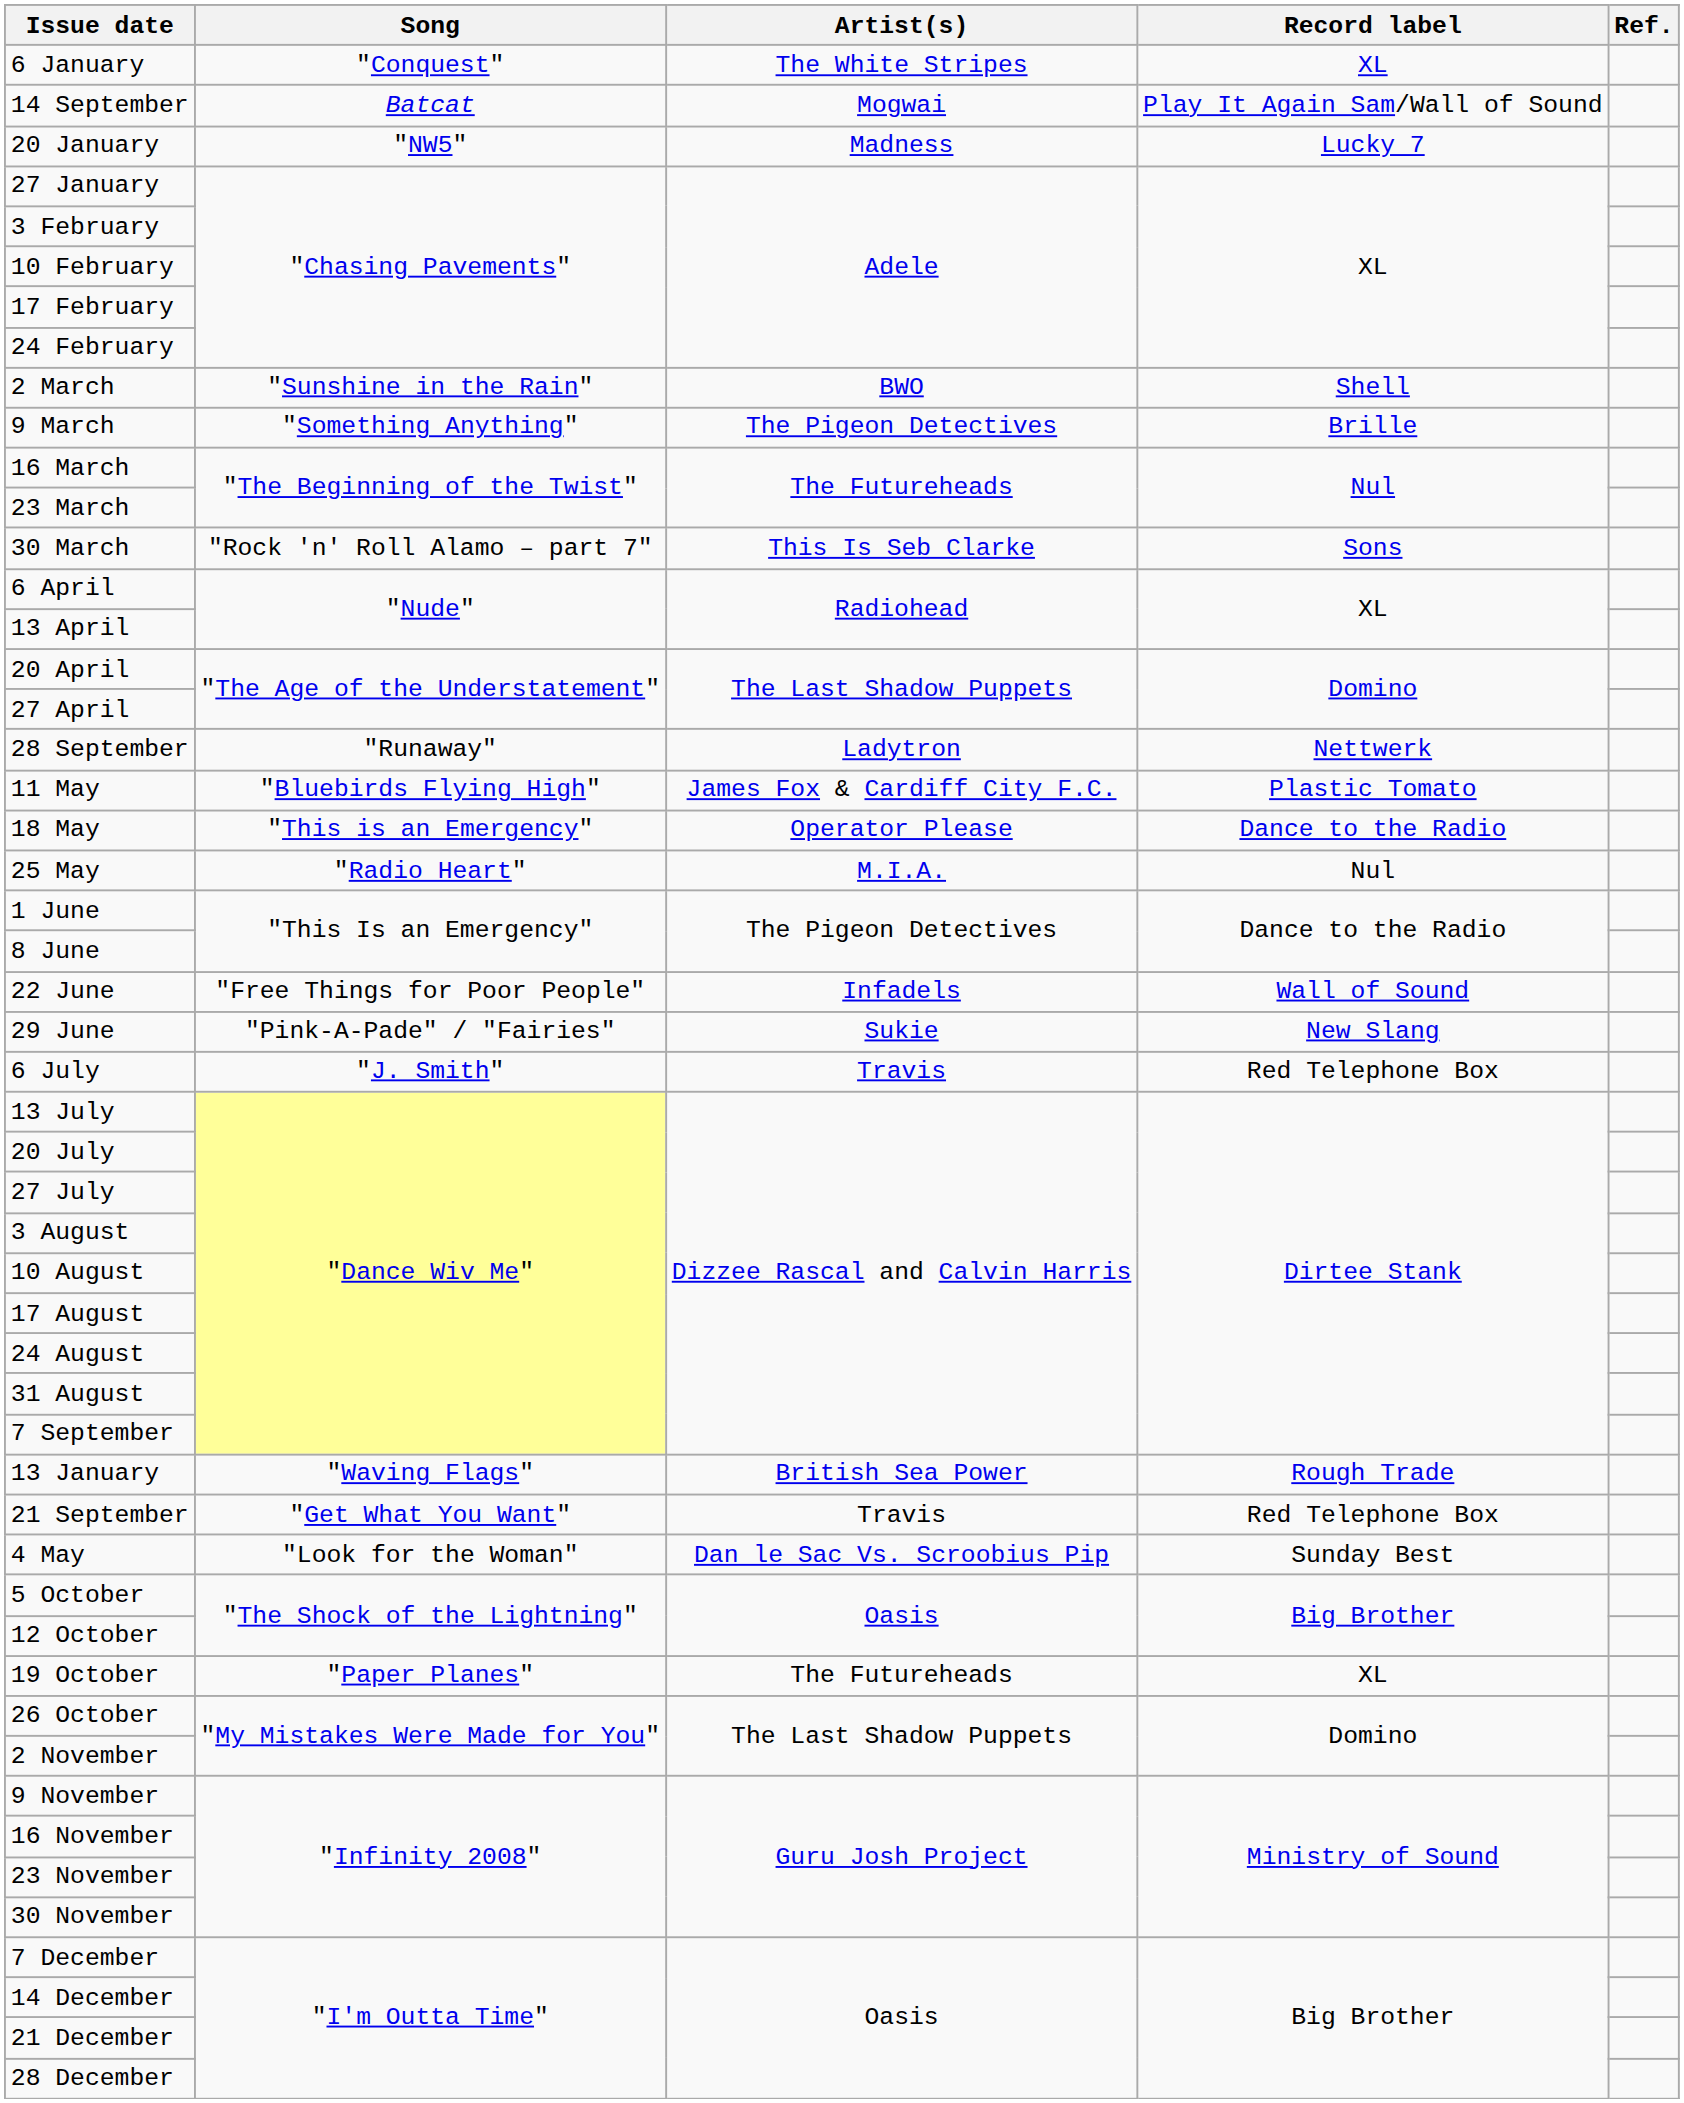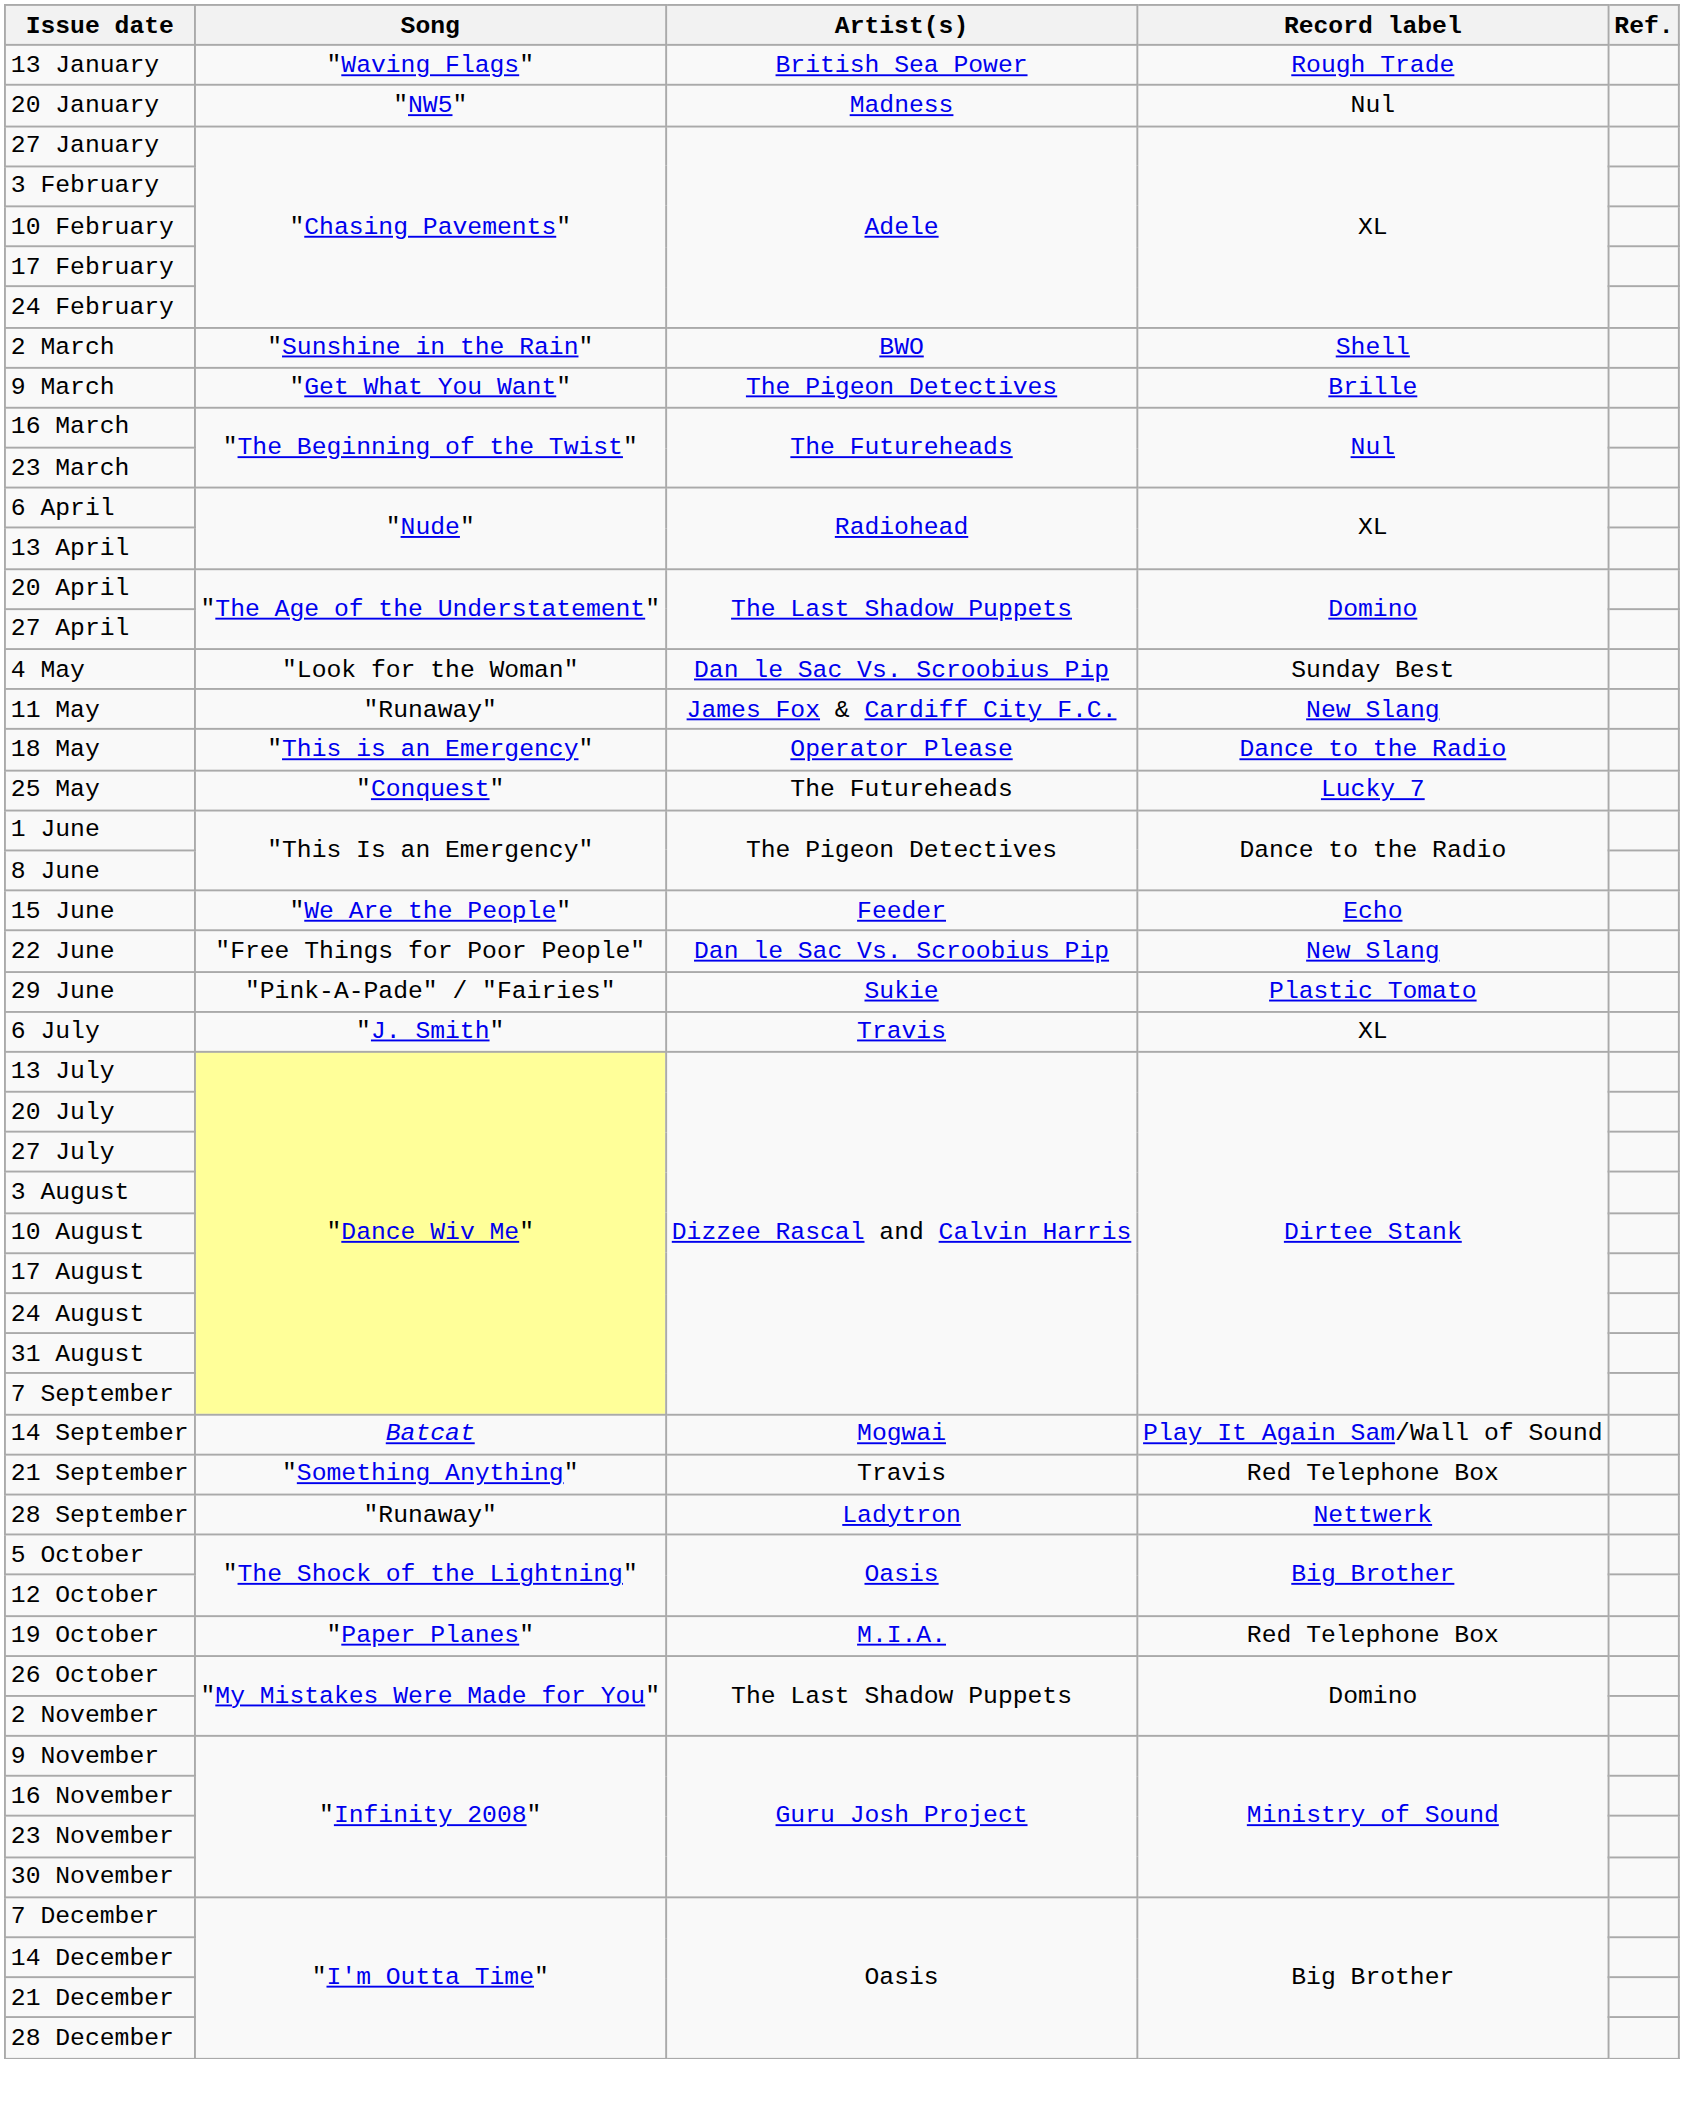- row: (78, 65)
rows swapped: (85, 1474) <-> (100, 106)
(1373, 146) Lucky 7 -> (1373, 106) Nul
(430, 428) "Something Anything" -> (430, 387) "Get What You Want"
- row: (70, 548)
rows swapped: (48, 1555) <-> (100, 750)
(430, 790) "Bluebirds Flying High" -> (430, 709) "Runaway"
(1373, 790) Plastic Tomato -> (1373, 709) New Slang
(430, 870) "Radio Heart" -> (430, 790) "Conquest"
(902, 870) M.I.A. -> (902, 790) The Futureheads
(1373, 870) Nul -> (1373, 790) Lucky 7
+ row: (63, 911)
(902, 991) Infadels -> (902, 951) Dan le Sac Vs. Scroobius Pip
(1373, 991) Wall of Sound -> (1373, 951) New Slang
(1373, 1031) New Slang -> (1373, 991) Plastic Tomato
(1373, 1072) Red Telephone Box -> (1373, 1031) XL
(430, 1515) "Get What You Want" -> (430, 1474) "Something Anything"
(902, 1676) The Futureheads -> (902, 1635) M.I.A.
(1373, 1676) XL -> (1373, 1635) Red Telephone Box
